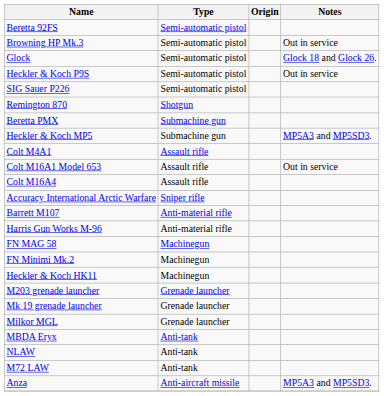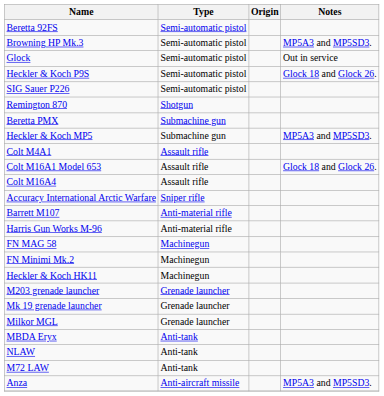(310, 43) Out in service -> (327, 43) MP5A3 and MP5SD3.
(330, 58) Glock 18 and Glock 26. -> (310, 58) Out in service
(310, 74) Out in service -> (330, 74) Glock 18 and Glock 26.
(310, 167) Out in service -> (330, 167) Glock 18 and Glock 26.
